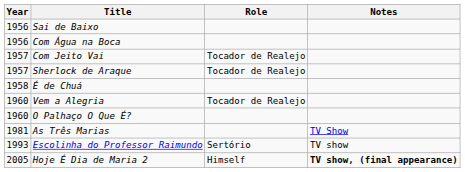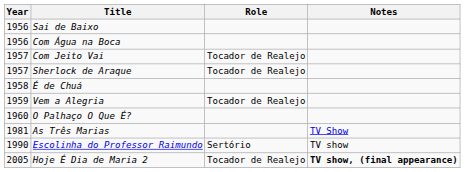(17, 101) 1960 -> (17, 101) 1959
(17, 145) 1993 -> (17, 145) 1990
(226, 160) Himself -> (256, 160) Tocador de Realejo
